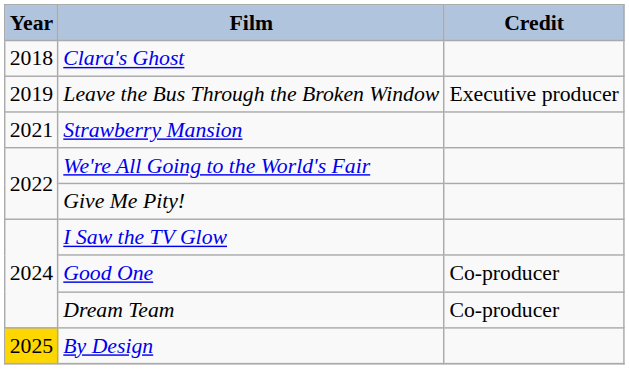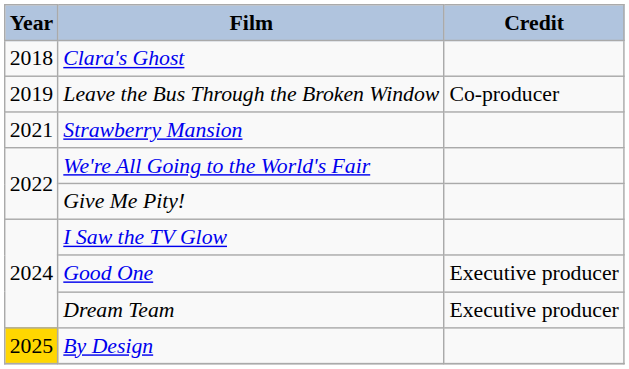(534, 94) Executive producer -> (504, 94) Co-producer
(504, 273) Co-producer -> (534, 273) Executive producer
(504, 309) Co-producer -> (534, 309) Executive producer
